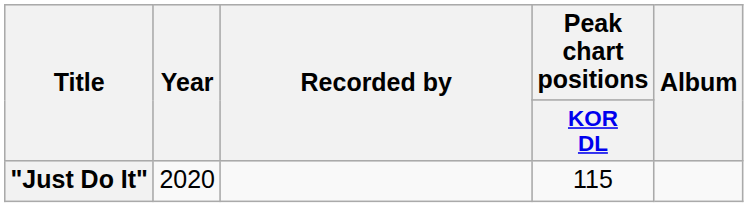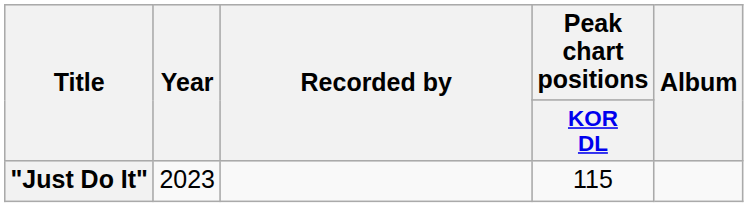(187, 180) 2020 -> (187, 180) 2023
